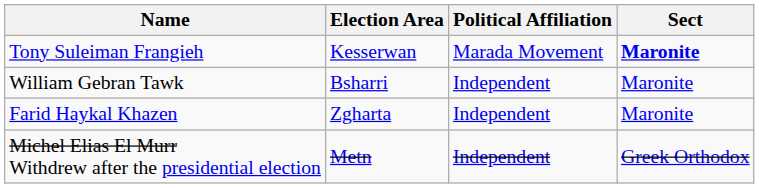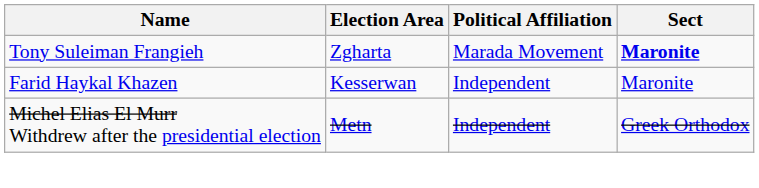(373, 51) Kesserwan -> (361, 51) Zgharta
- row: (96, 82)
(361, 113) Zgharta -> (373, 82) Kesserwan
